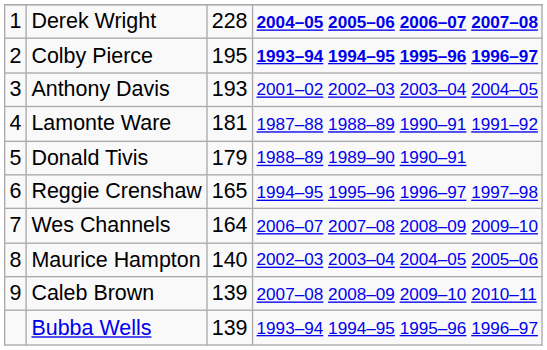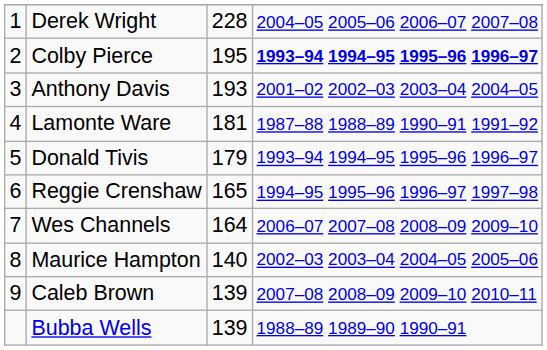(397, 22) bold -> (397, 22) normal
(361, 158) 1988–89 1989–90 1990–91 -> (397, 158) 1993–94 1994–95 1995–96 1996–97
(397, 328) 1993–94 1994–95 1995–96 1996–97 -> (361, 328) 1988–89 1989–90 1990–91
